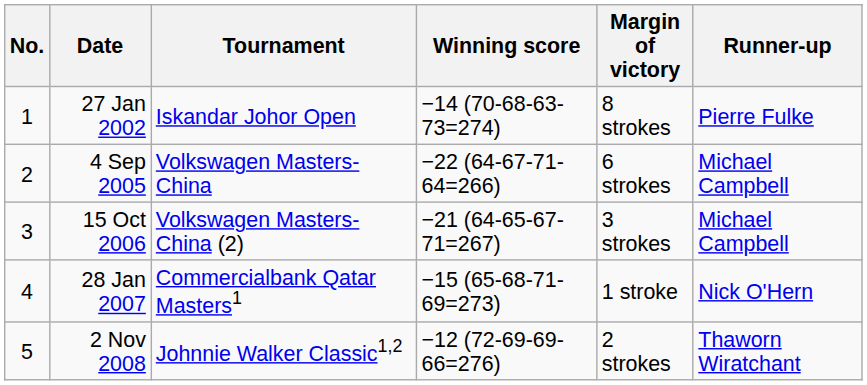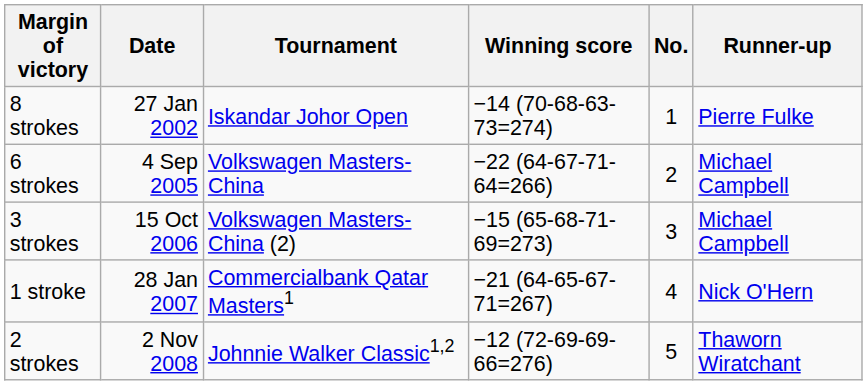columns swapped: (27, 46) <-> (645, 46)
(493, 232) −21 (64-65-67-71=267) -> (545, 232) −15 (65-68-71-69=273)
(493, 292) −15 (65-68-71-69=273) -> (545, 292) −21 (64-65-67-71=267)
